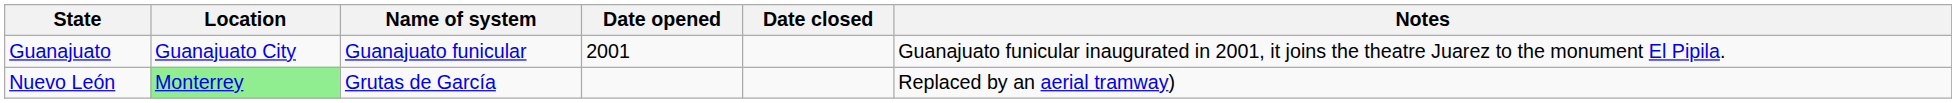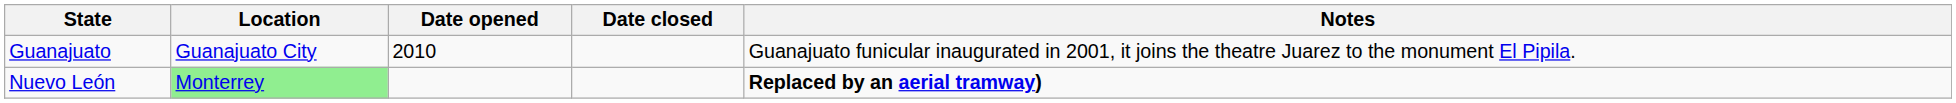- column: (461, 20)
(608, 51) 2001 -> (414, 51) 2010
(1037, 82) normal -> (895, 82) bold
